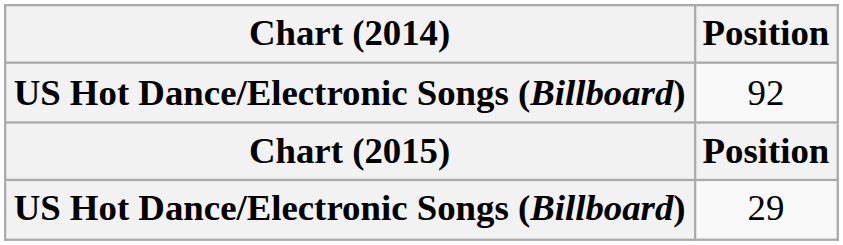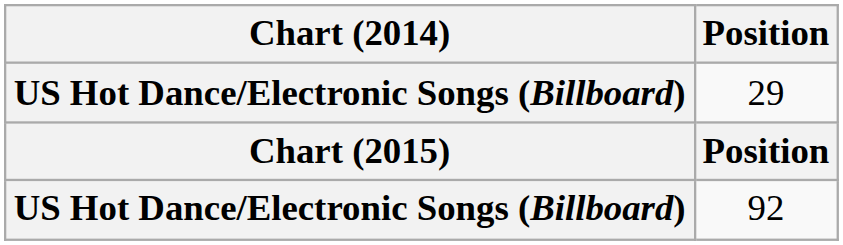rows swapped: (766, 208) <-> (766, 92)
